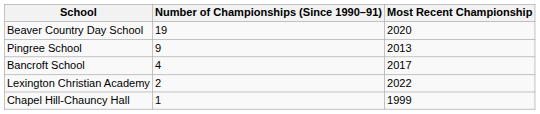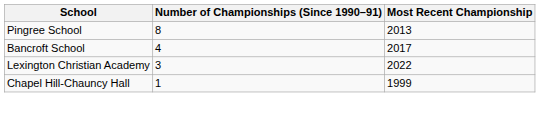- row: (75, 30)
(158, 48) 9 -> (158, 30) 8
(158, 83) 2 -> (158, 65) 3
